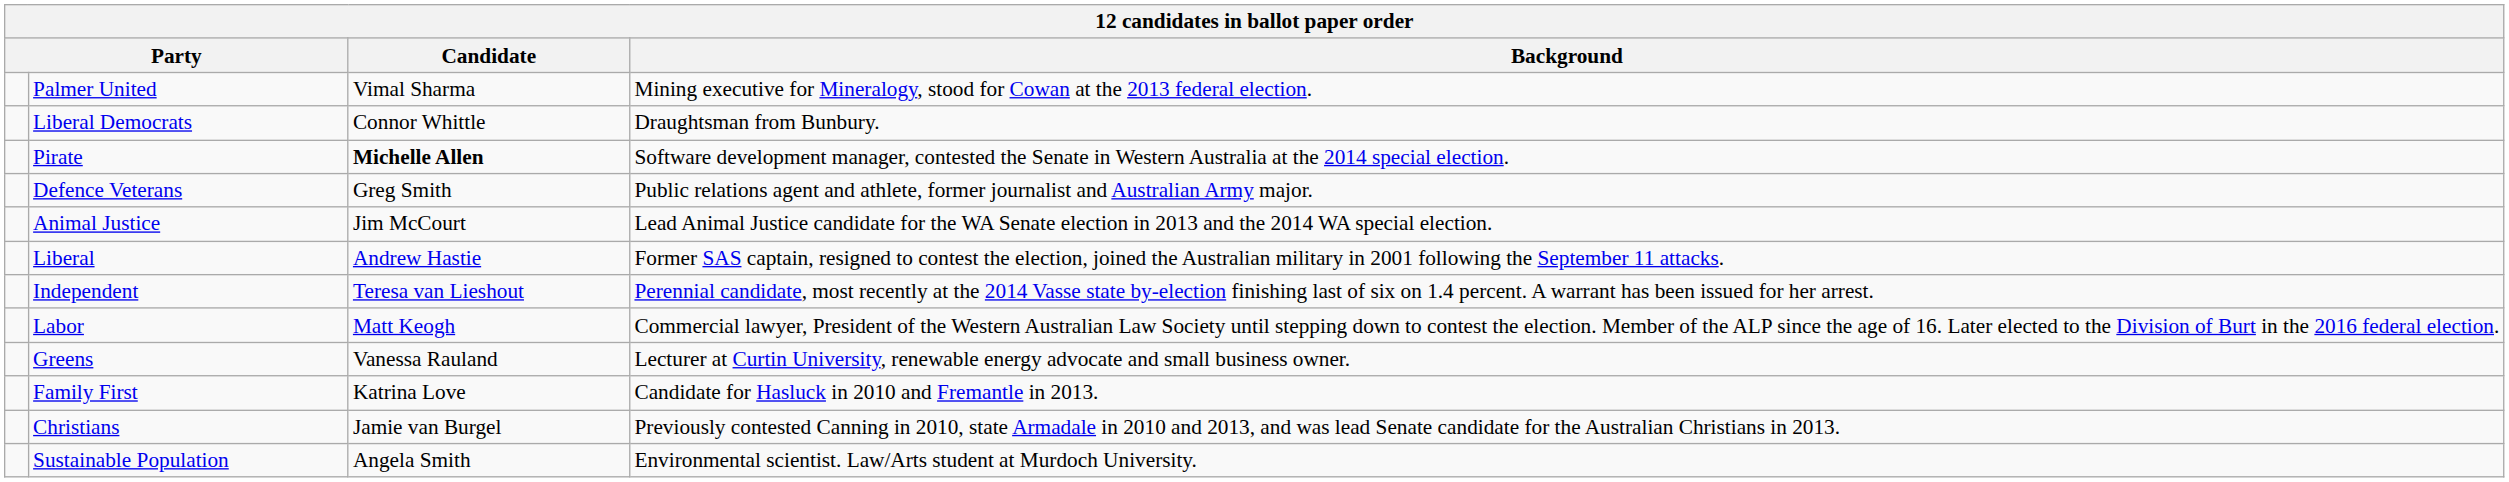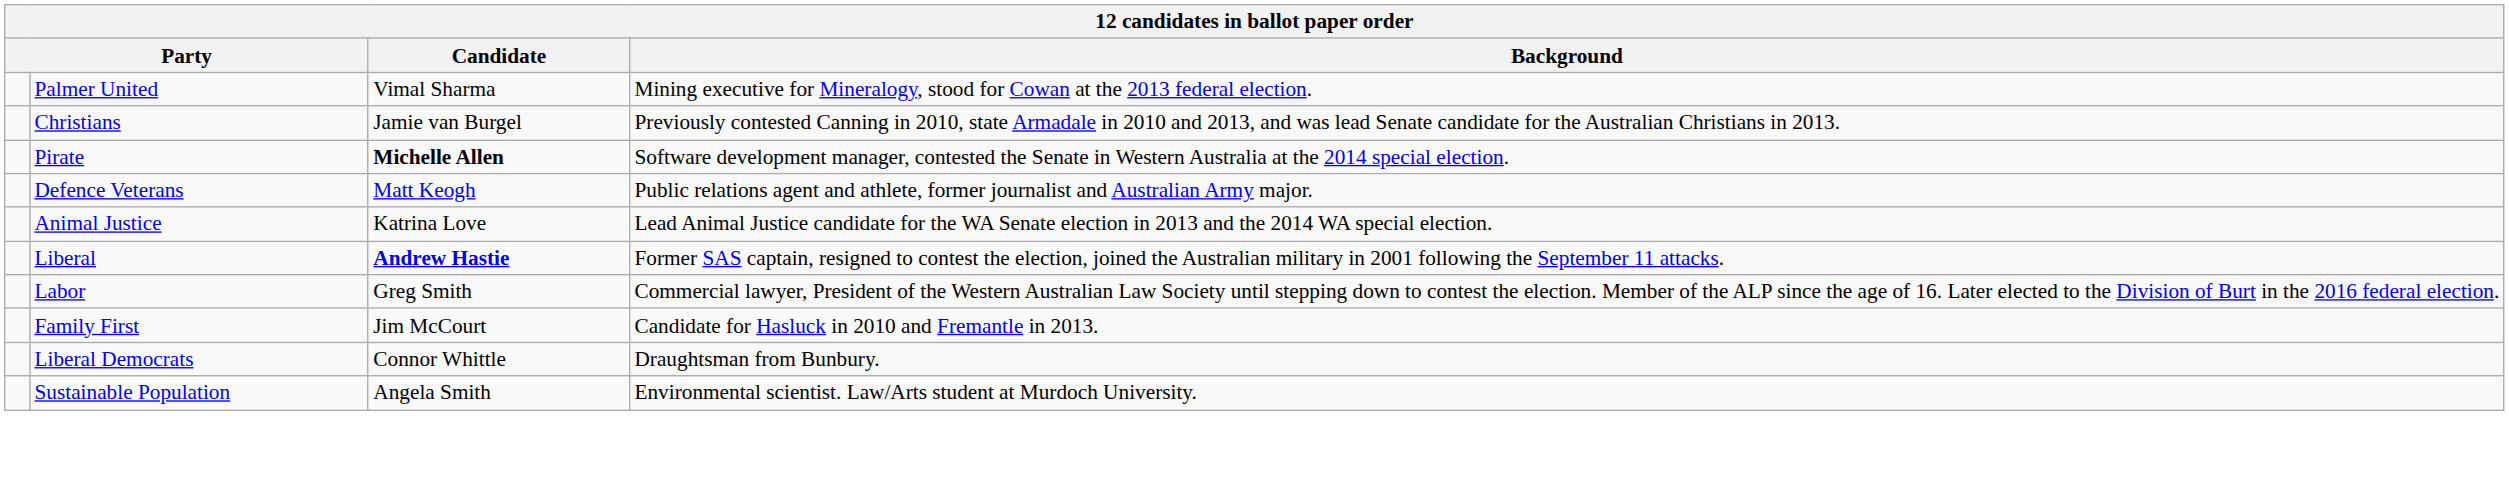rows swapped: (113, 122) <-> (76, 426)
(402, 190) Greg Smith -> (424, 190) Matt Keogh
(409, 223) Jim McCourt -> (430, 223) Katrina Love
(417, 257) normal -> (441, 257) bold
- row: (86, 291)
(404, 325) Matt Keogh -> (423, 291) Greg Smith
- row: (63, 358)
(409, 392) Katrina Love -> (430, 325) Jim McCourt
